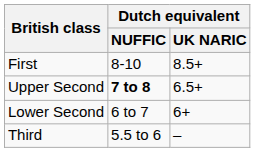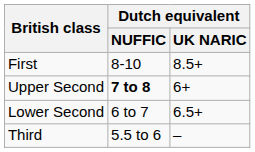(188, 87) 6.5+ -> (182, 87) 6+
(182, 111) 6+ -> (188, 111) 6.5+
